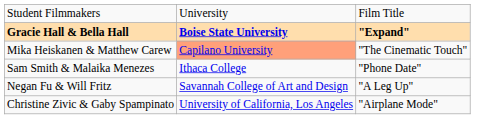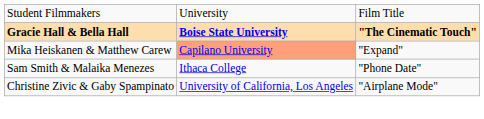(384, 31) "Expand" -> (418, 31) "The Cinematic Touch"
(413, 50) "The Cinematic Touch" -> (381, 50) "Expand"
- row: (59, 86)
